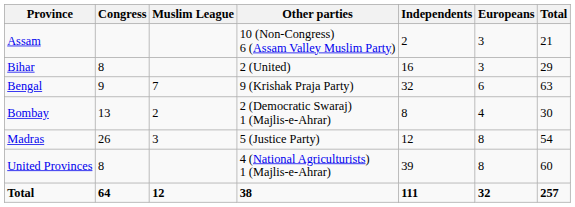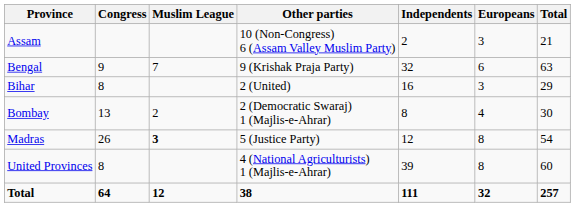rows swapped: (25, 86) <-> (21, 67)
(155, 139) normal -> (155, 139) bold
